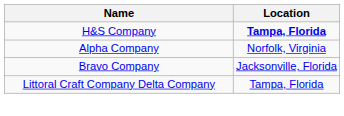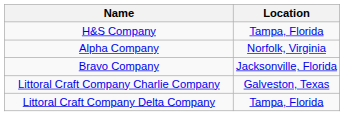(287, 31) bold -> (287, 31) normal
+ row: (119, 84)
